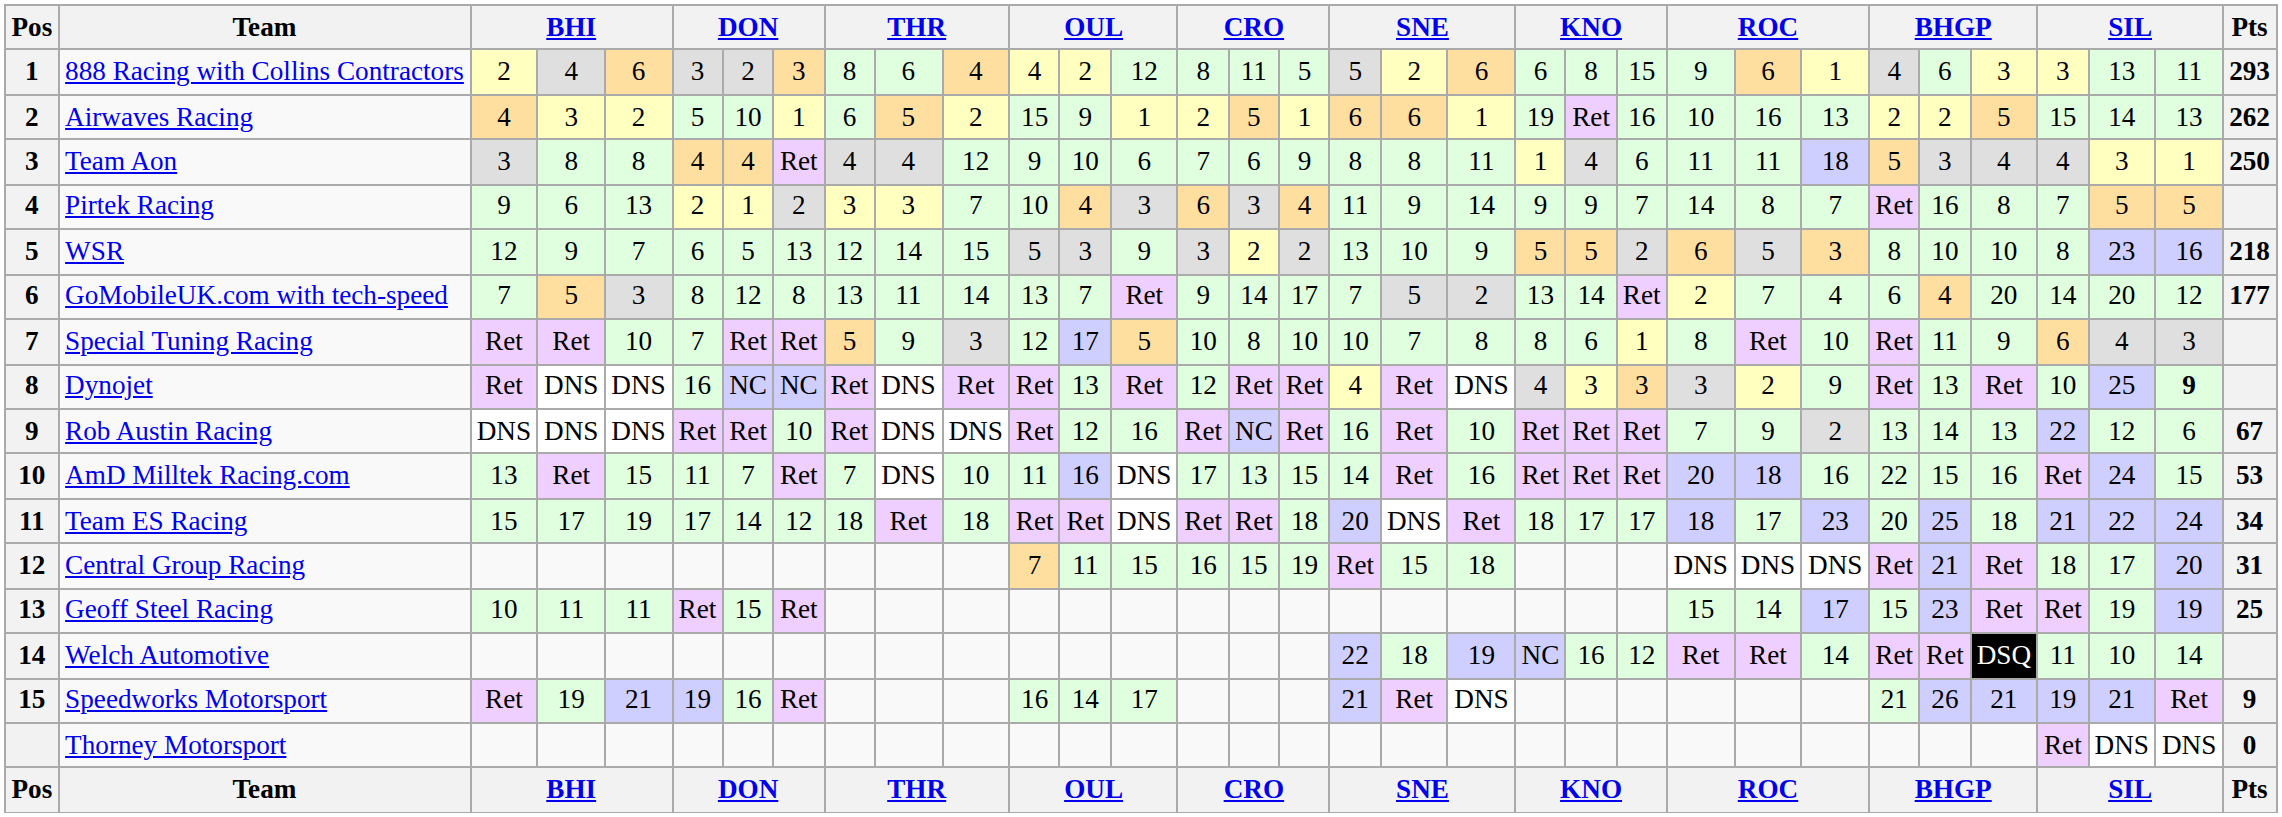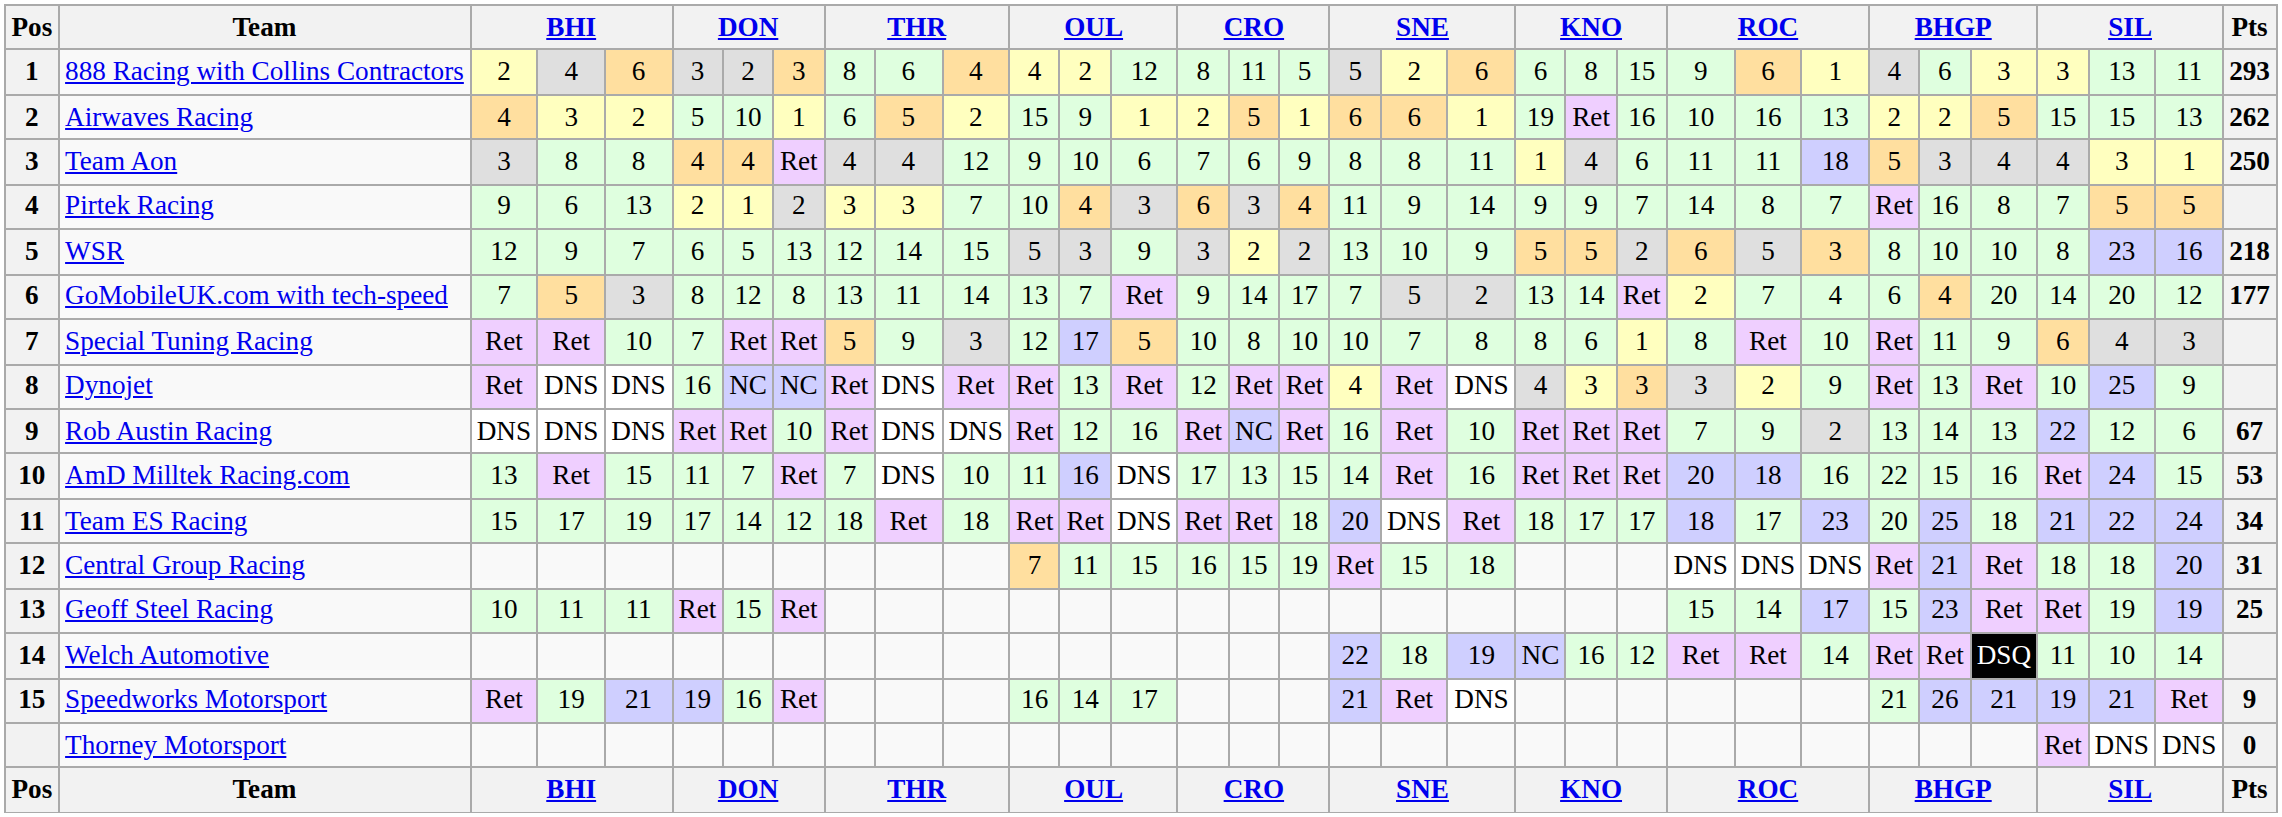(2122, 116) 14 -> (2122, 116) 15
(2189, 385) bold -> (2189, 385) normal
(2122, 565) 17 -> (2122, 565) 18
